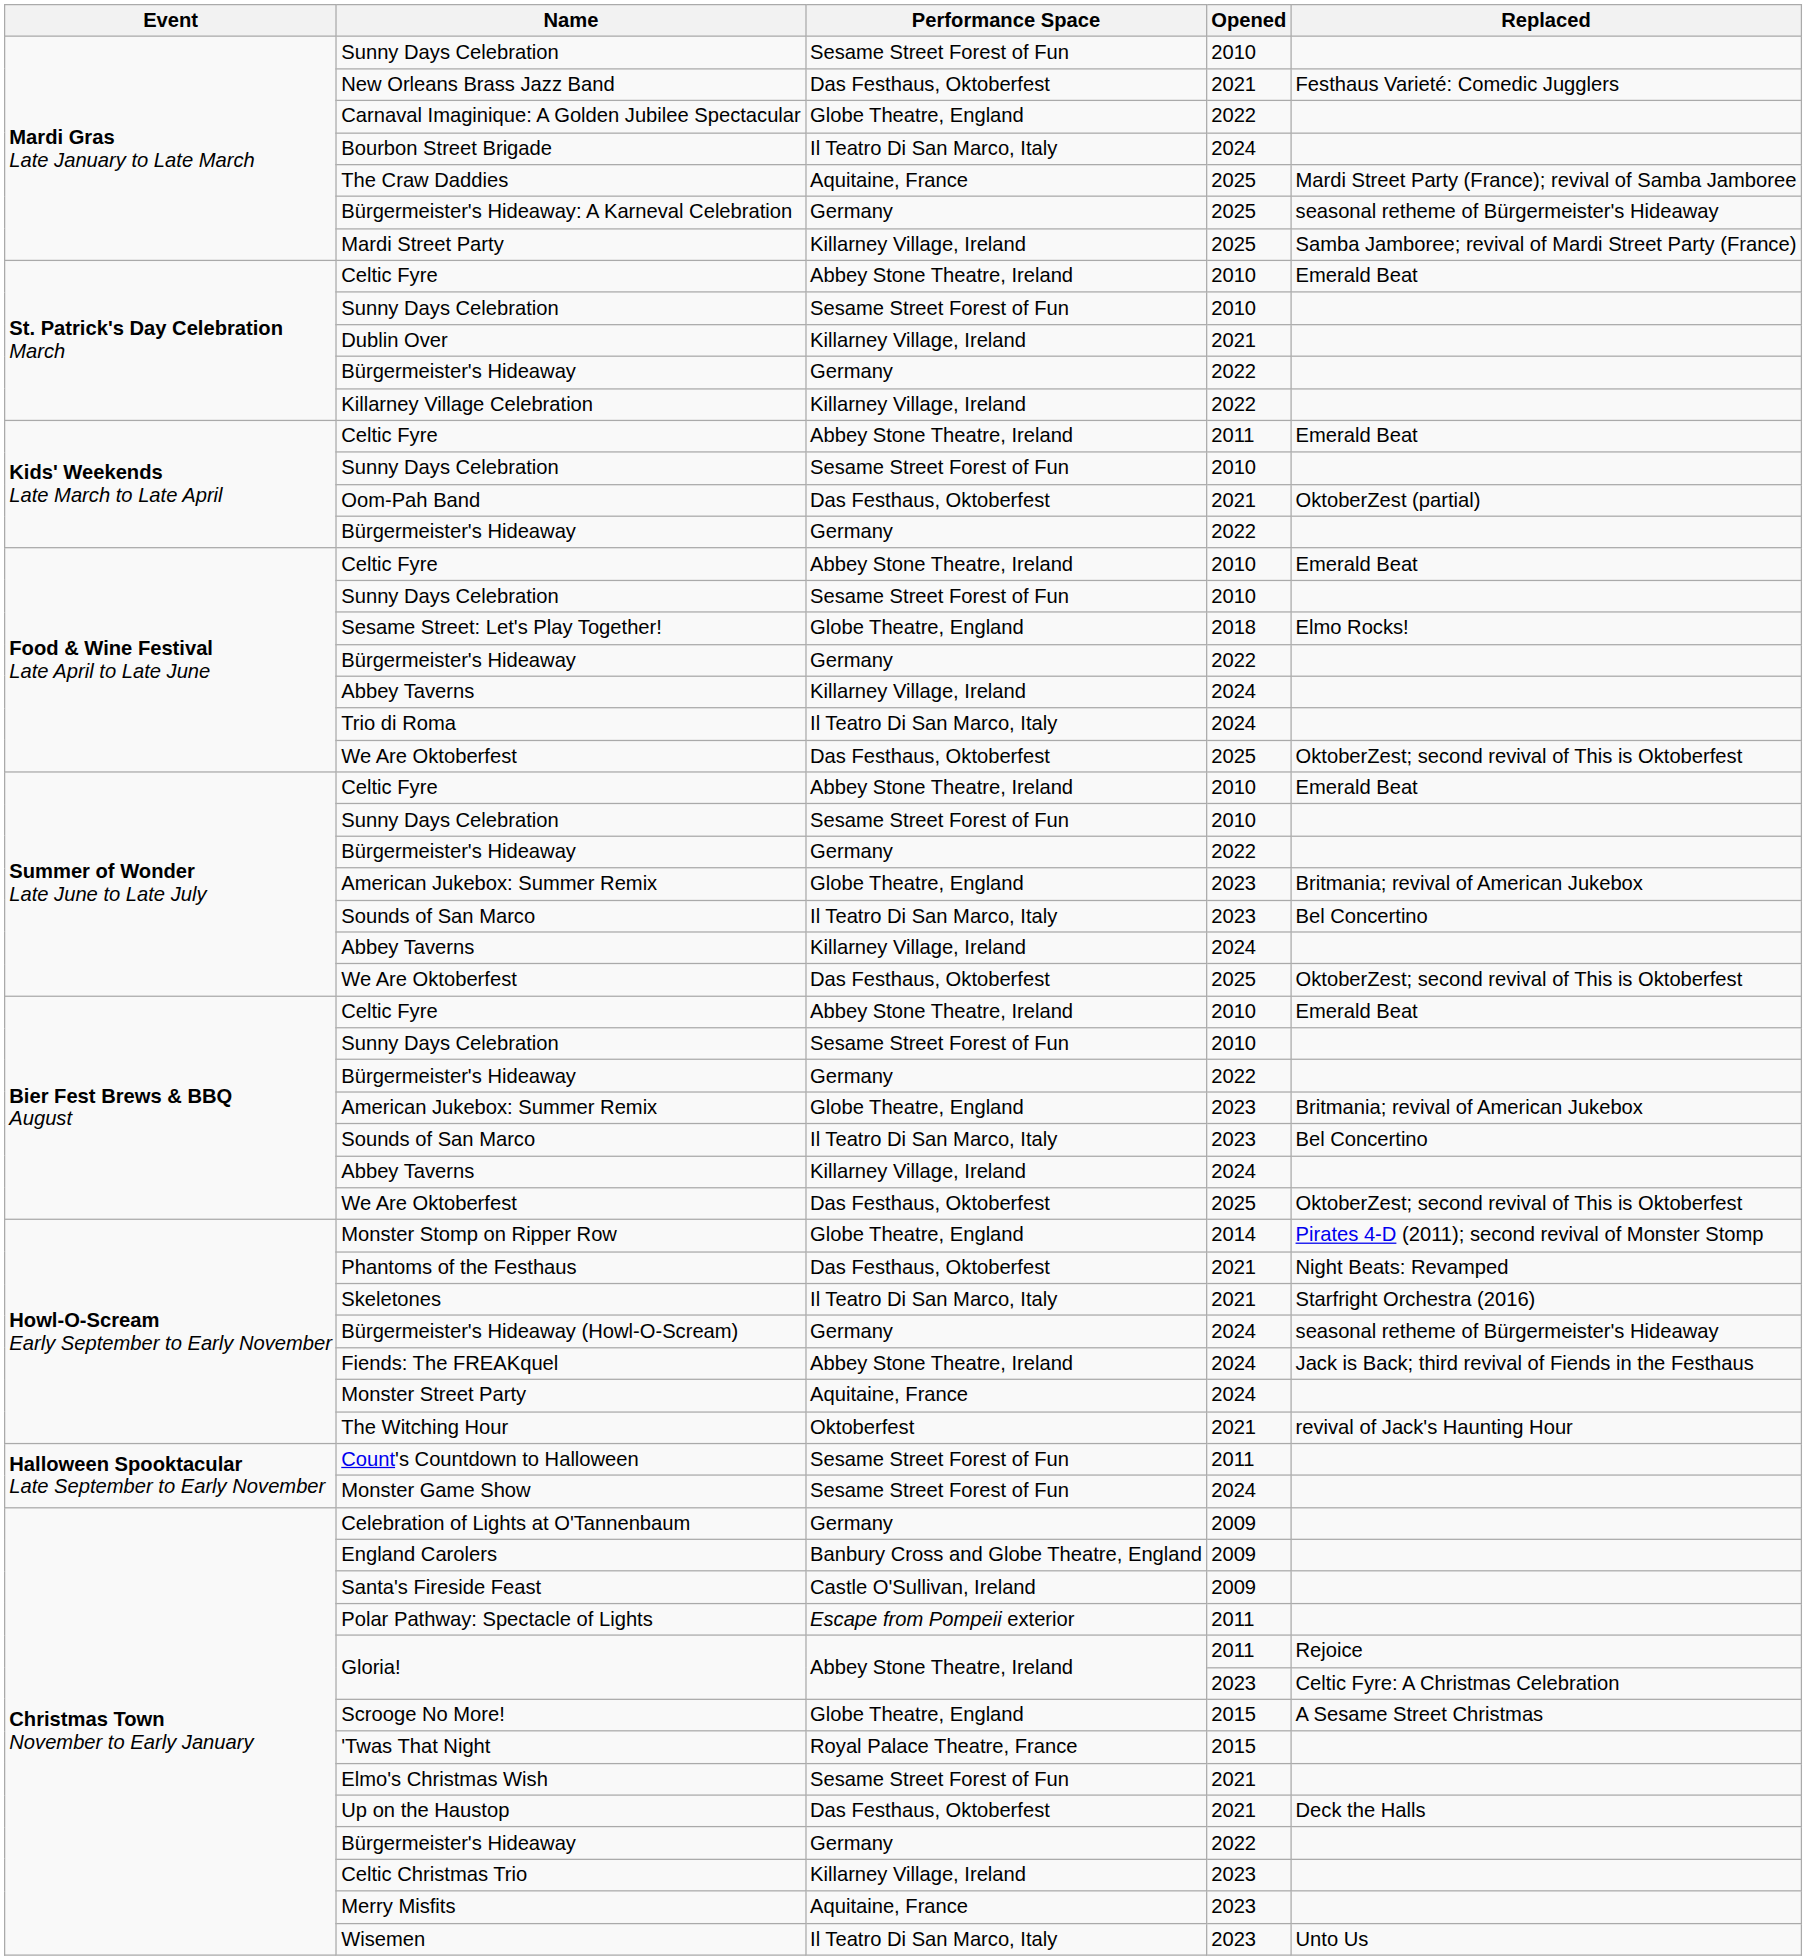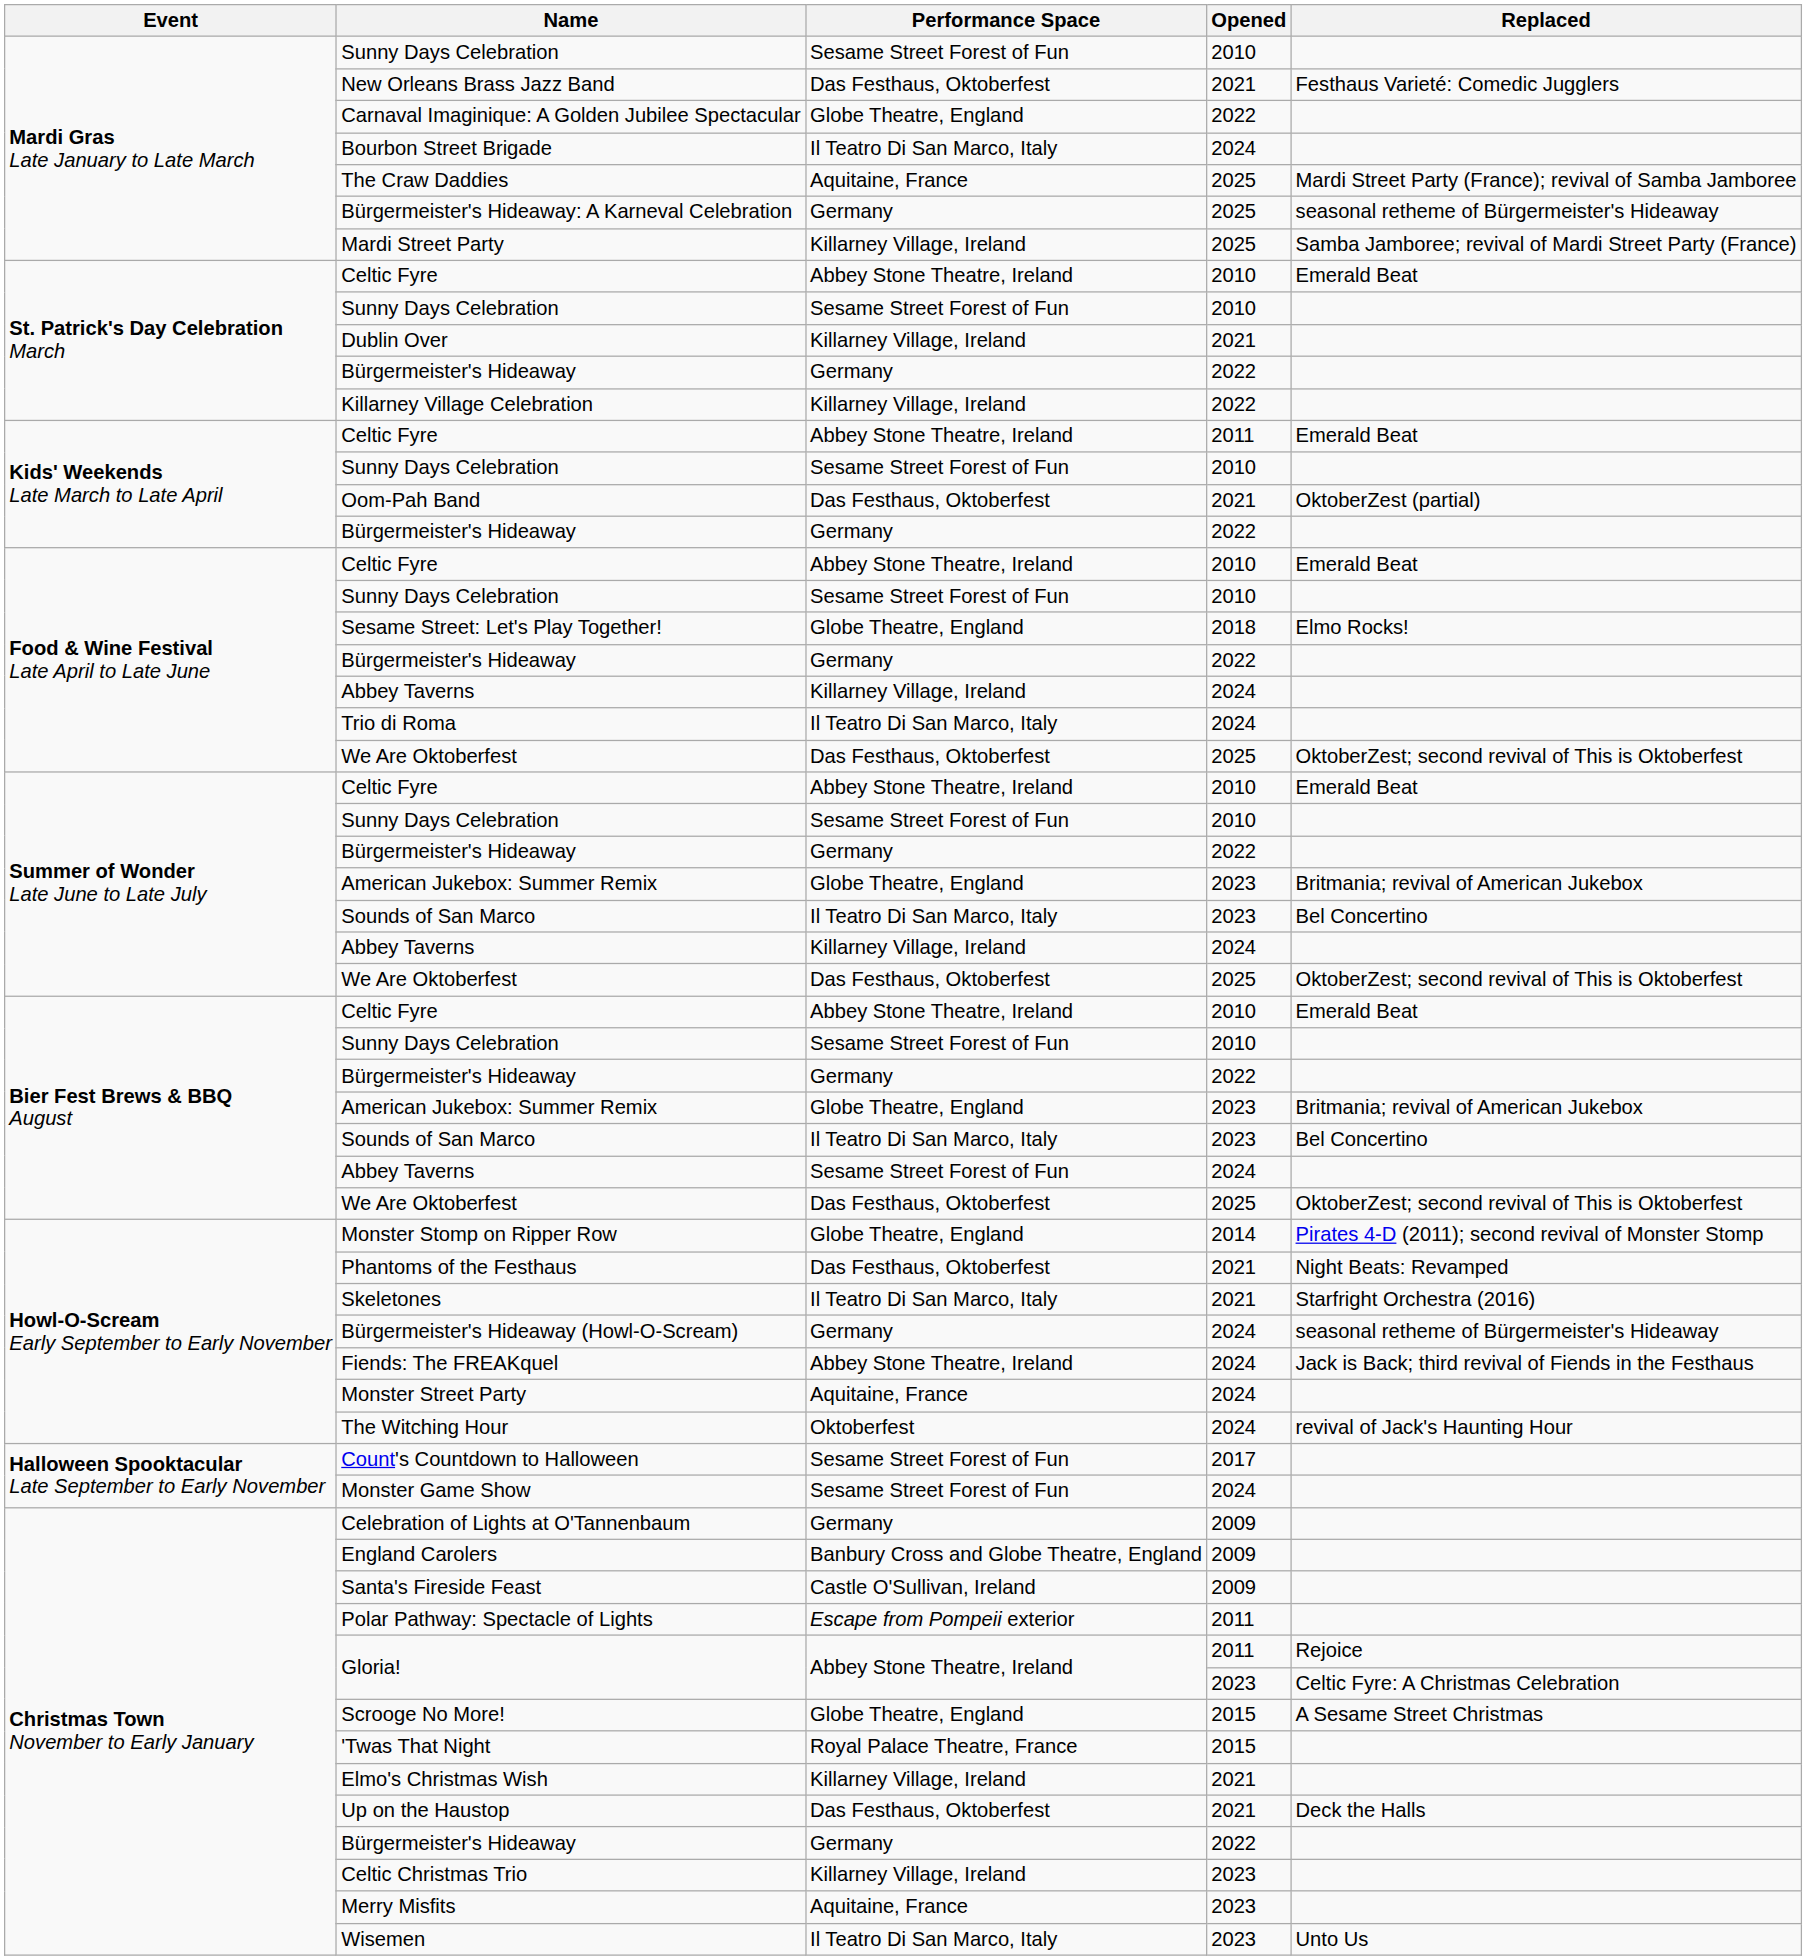(918, 1171) Killarney Village, Ireland -> (939, 1171) Sesame Street Forest of Fun
(1234, 1427) 2021 -> (1234, 1427) 2024
(1233, 1459) 2011 -> (1234, 1459) 2017
(939, 1778) Sesame Street Forest of Fun -> (918, 1778) Killarney Village, Ireland
